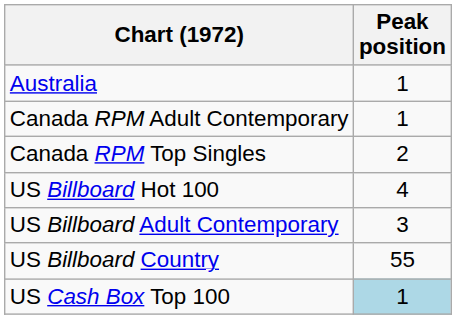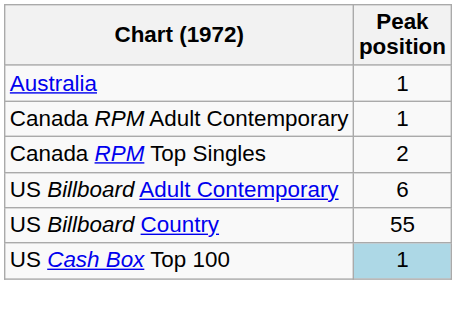- row: (114, 189)
(402, 225) 3 -> (402, 189) 6
